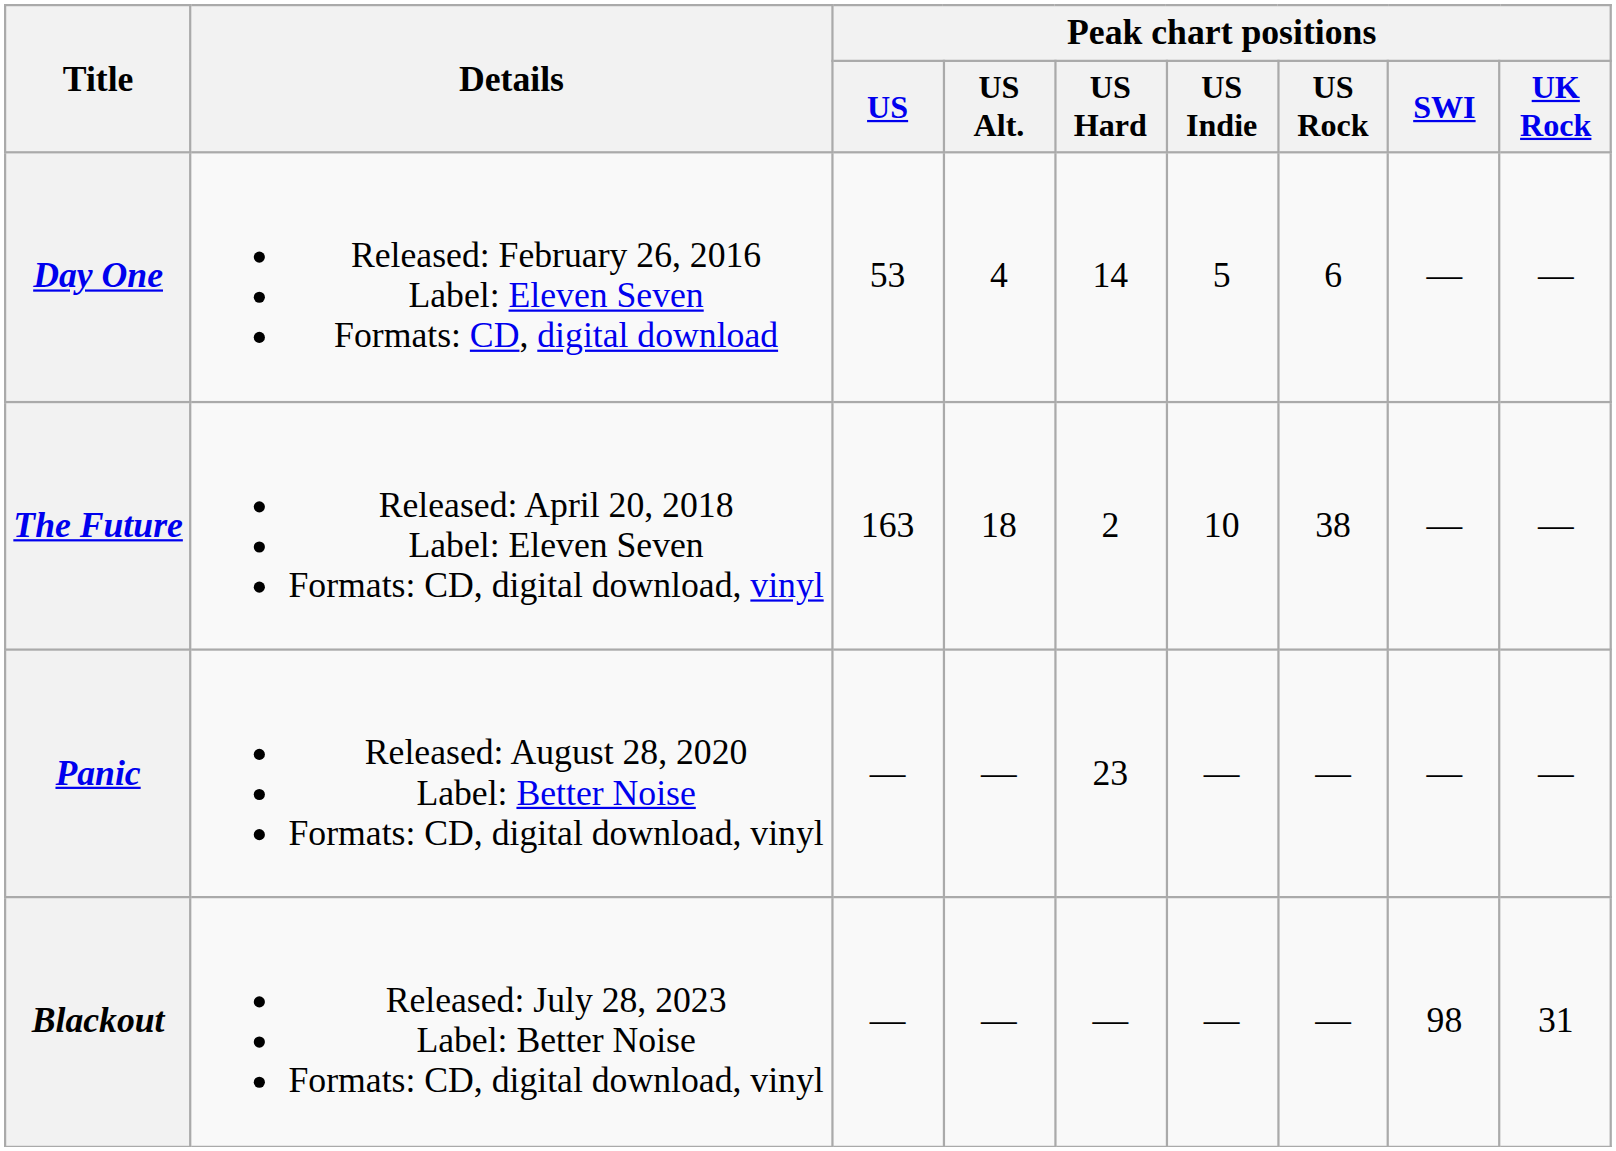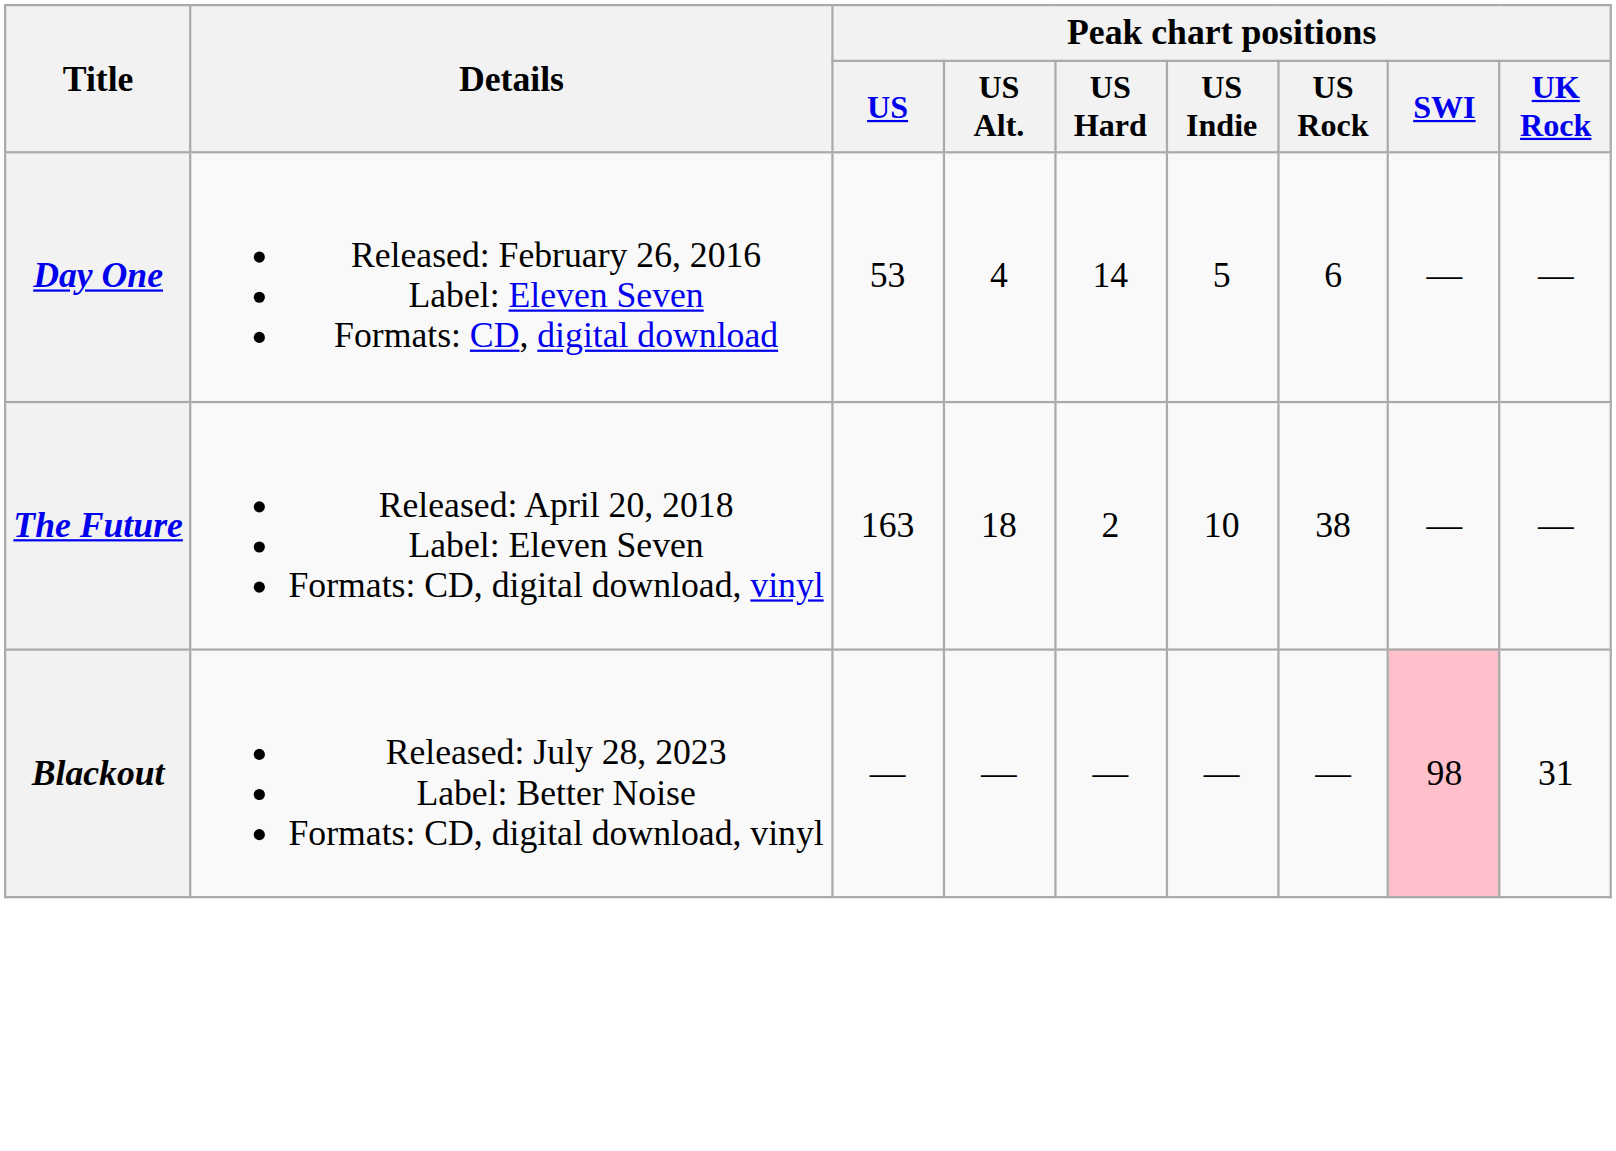- row: (98, 772)
(1444, 1021) no background -> (1444, 772) pink background
